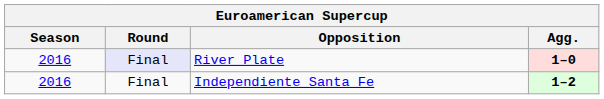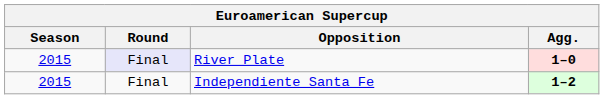(55, 60) 2016 -> (55, 60) 2015
(55, 82) 2016 -> (55, 82) 2015
